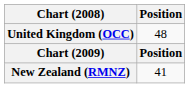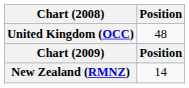(161, 72) 41 -> (161, 72) 14
